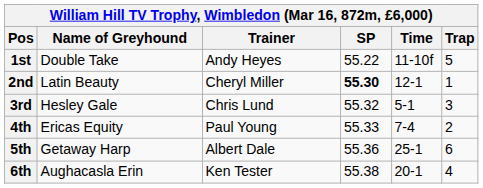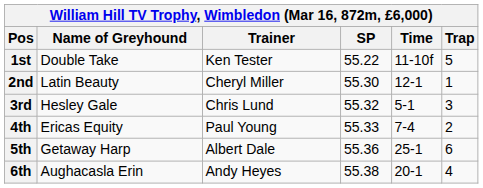(243, 60) Andy Heyes -> (239, 60) Ken Tester
(362, 82) bold -> (362, 82) normal
(239, 171) Ken Tester -> (243, 171) Andy Heyes
